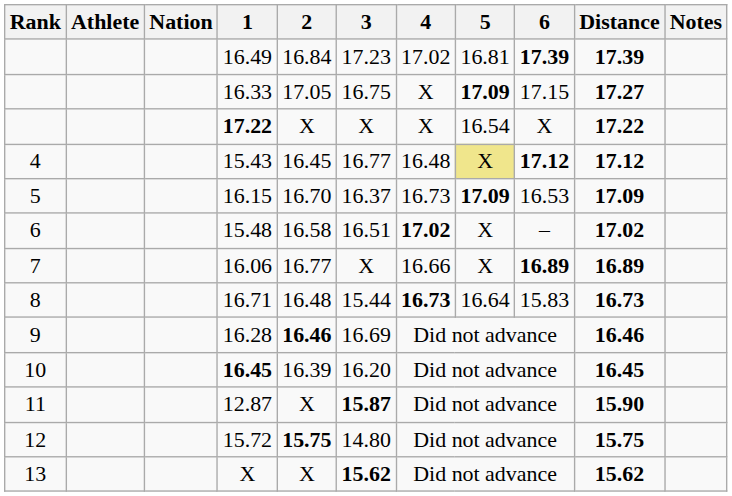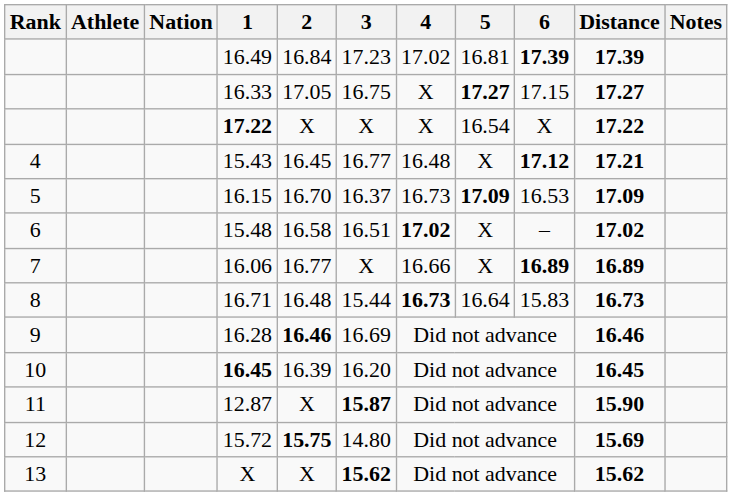(485, 91) 17.09 -> (485, 91) 17.27
(485, 160) khaki background -> (485, 160) no background
(619, 160) 17.12 -> (619, 160) 17.21
(619, 439) 15.75 -> (619, 439) 15.69
